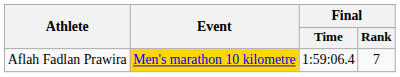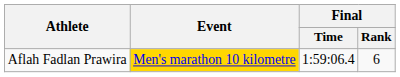(376, 60) 7 -> (376, 60) 6
